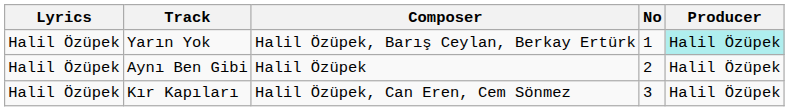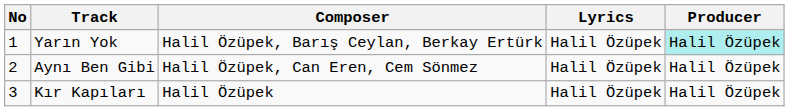columns swapped: (652, 17) <-> (64, 17)
(311, 68) Halil Özüpek -> (320, 68) Halil Özüpek, Can Eren, Cem Sönmez
(413, 93) Halil Özüpek, Can Eren, Cem Sönmez -> (218, 93) Halil Özüpek
